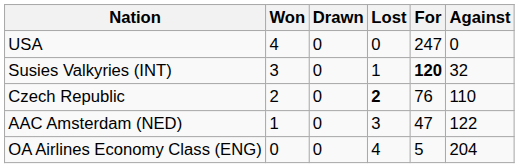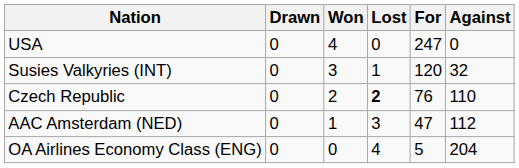columns swapped: (287, 17) <-> (338, 17)
(428, 70) bold -> (428, 70) normal
(463, 123) 122 -> (463, 123) 112
